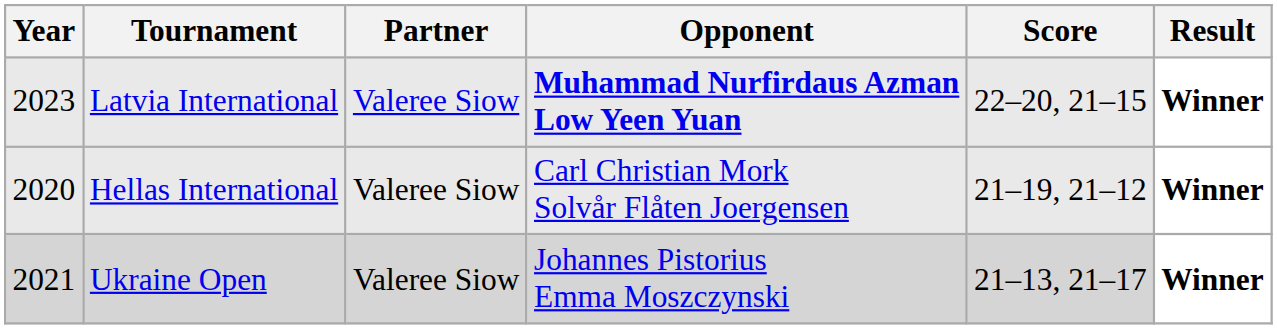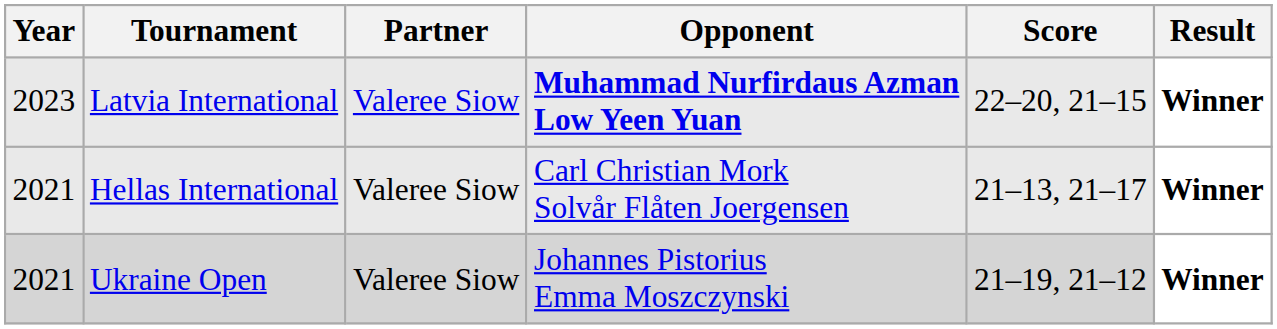(44, 189) 2020 -> (44, 189) 2021
(1060, 189) 21–19, 21–12 -> (1060, 189) 21–13, 21–17
(1060, 278) 21–13, 21–17 -> (1060, 278) 21–19, 21–12
